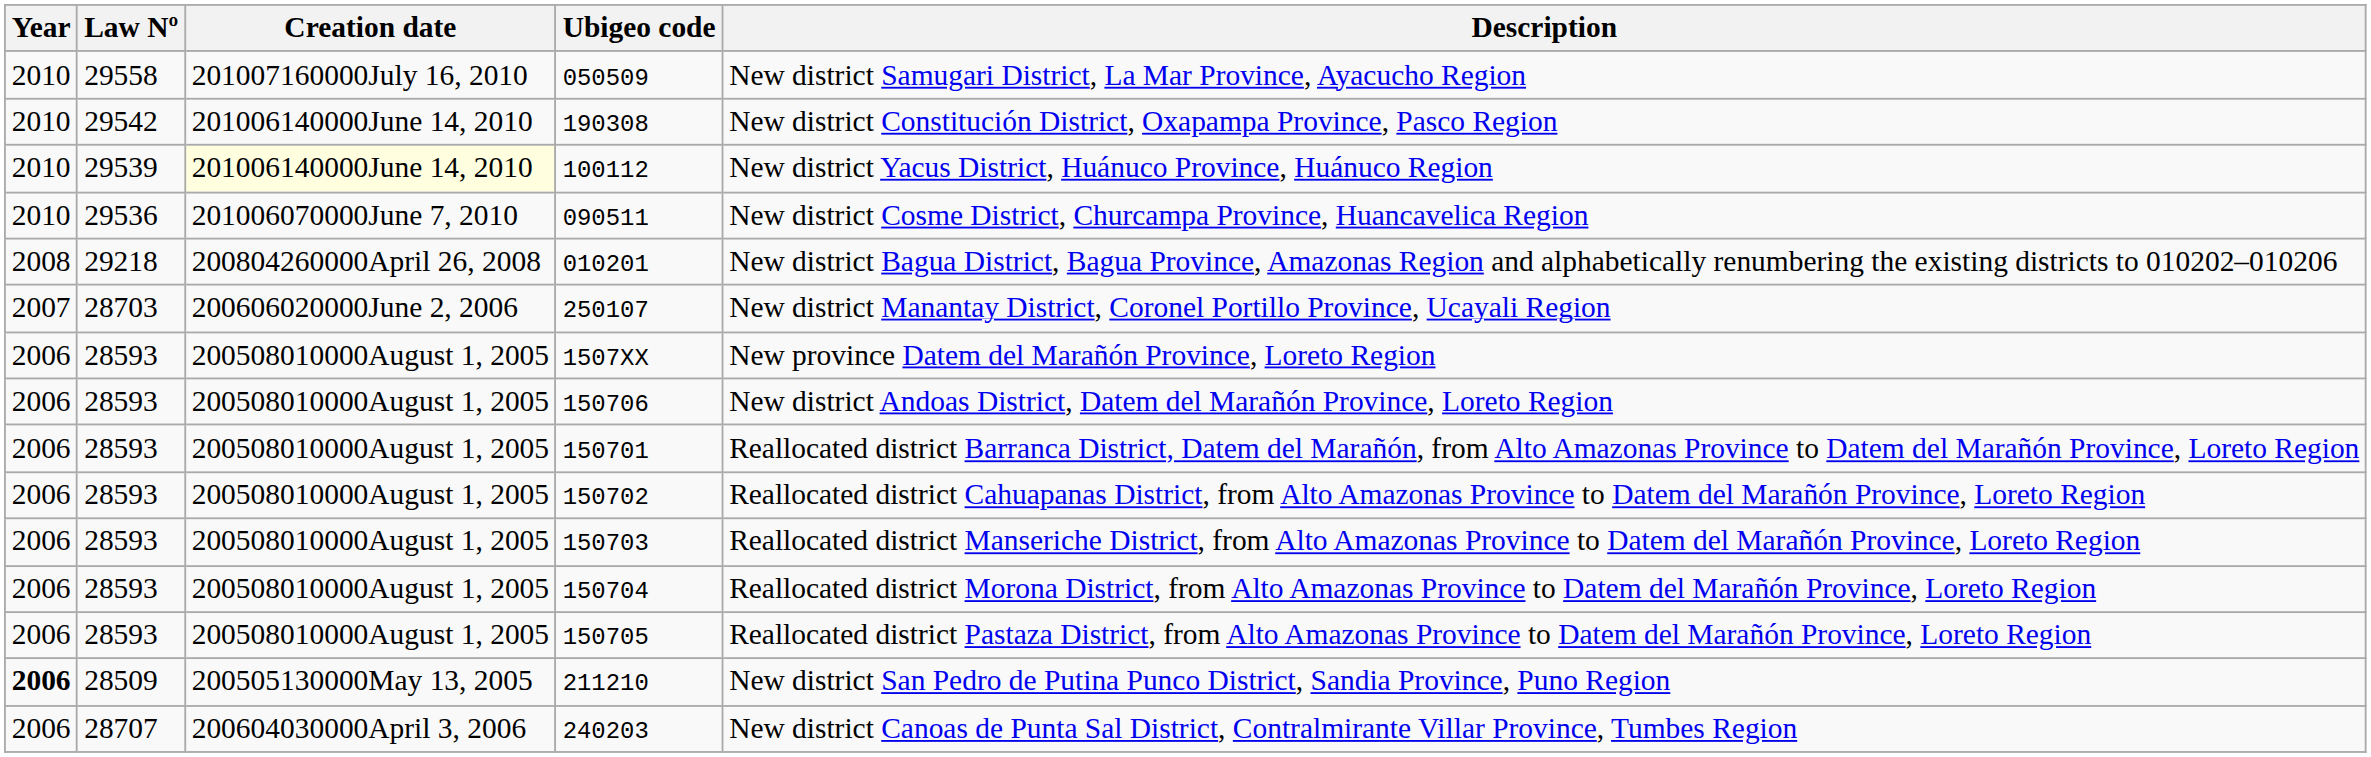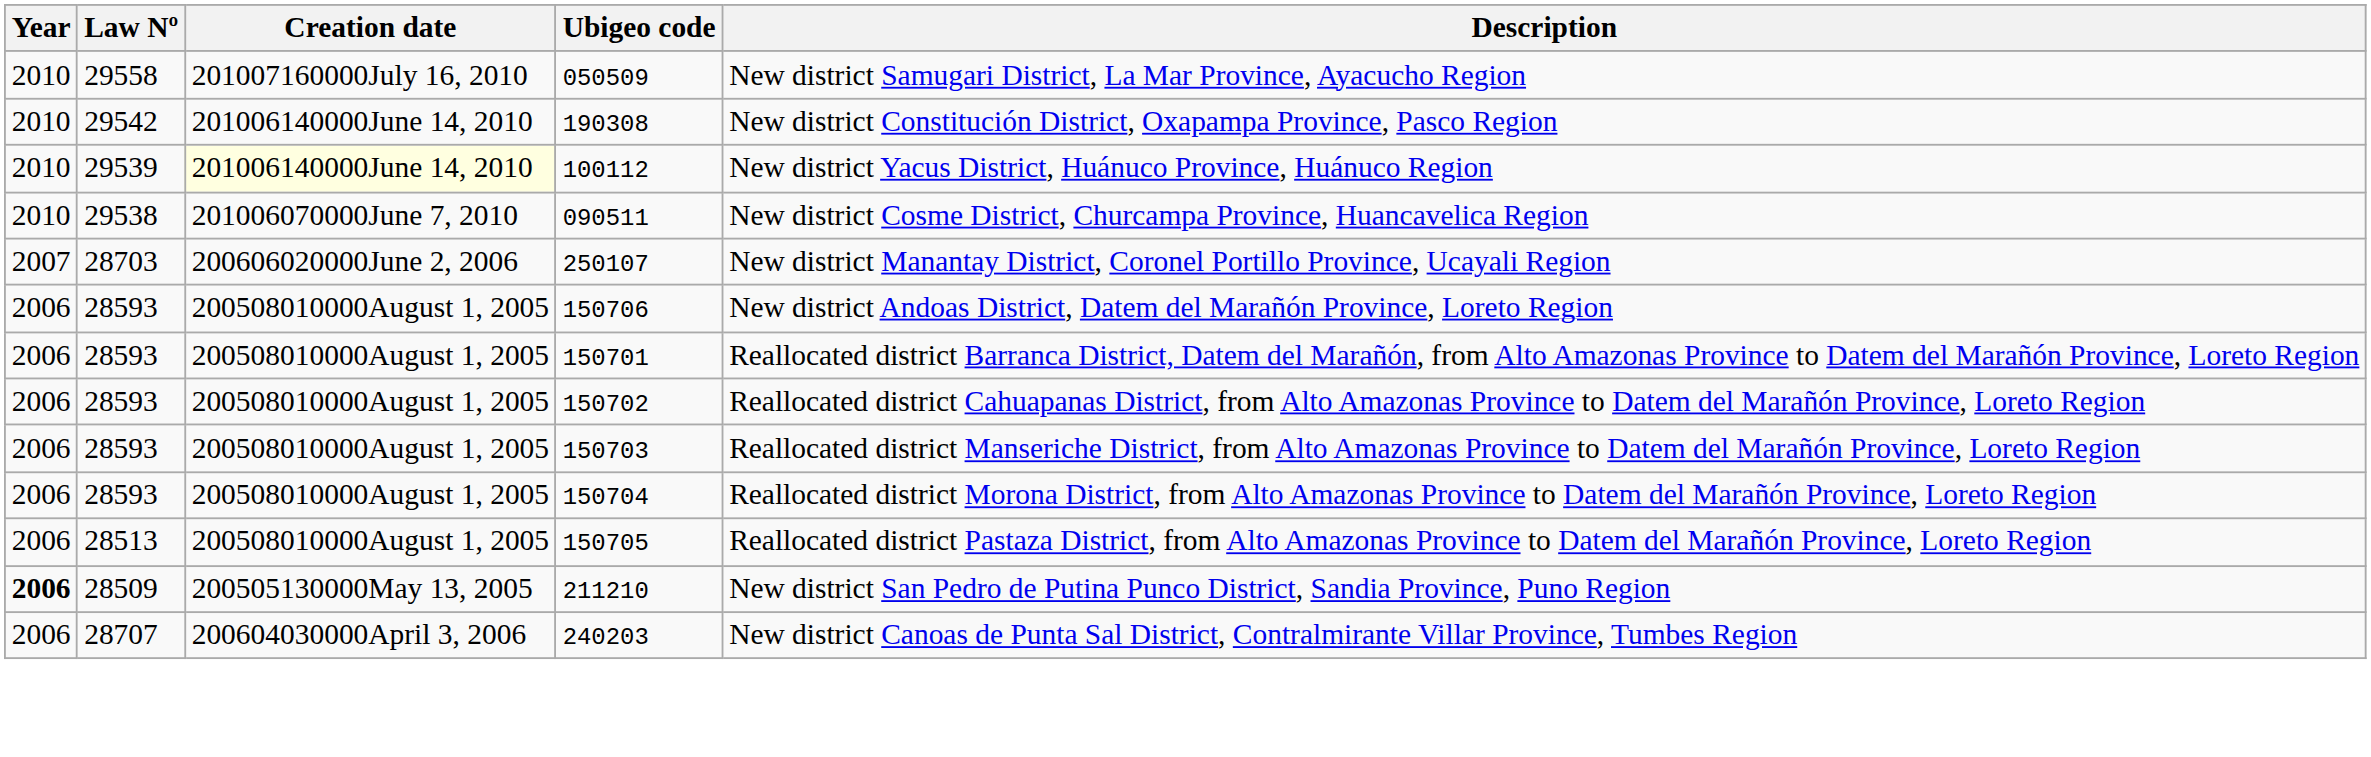(121, 214) 29536 -> (121, 214) 29538
- row: (606, 264)
- row: (606, 358)
(121, 634) 28593 -> (121, 541) 28513
